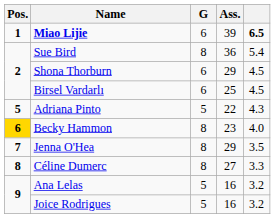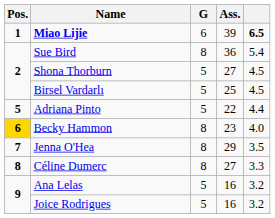(203, 71) 6 -> (203, 71) 5
(230, 71) 29 -> (230, 71) 27
(203, 90) 6 -> (203, 90) 5
(257, 109) 4.3 -> (257, 109) 4.4
